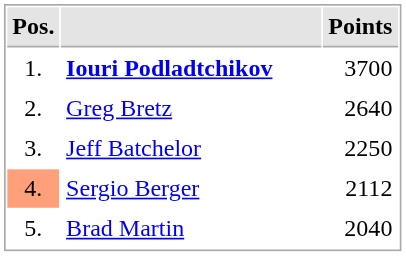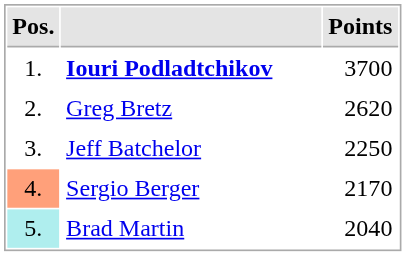(368, 108) 2640 -> (368, 108) 2620
(369, 188) 2112 -> (368, 188) 2170
(33, 228) no background -> (33, 228) paleturquoise background
